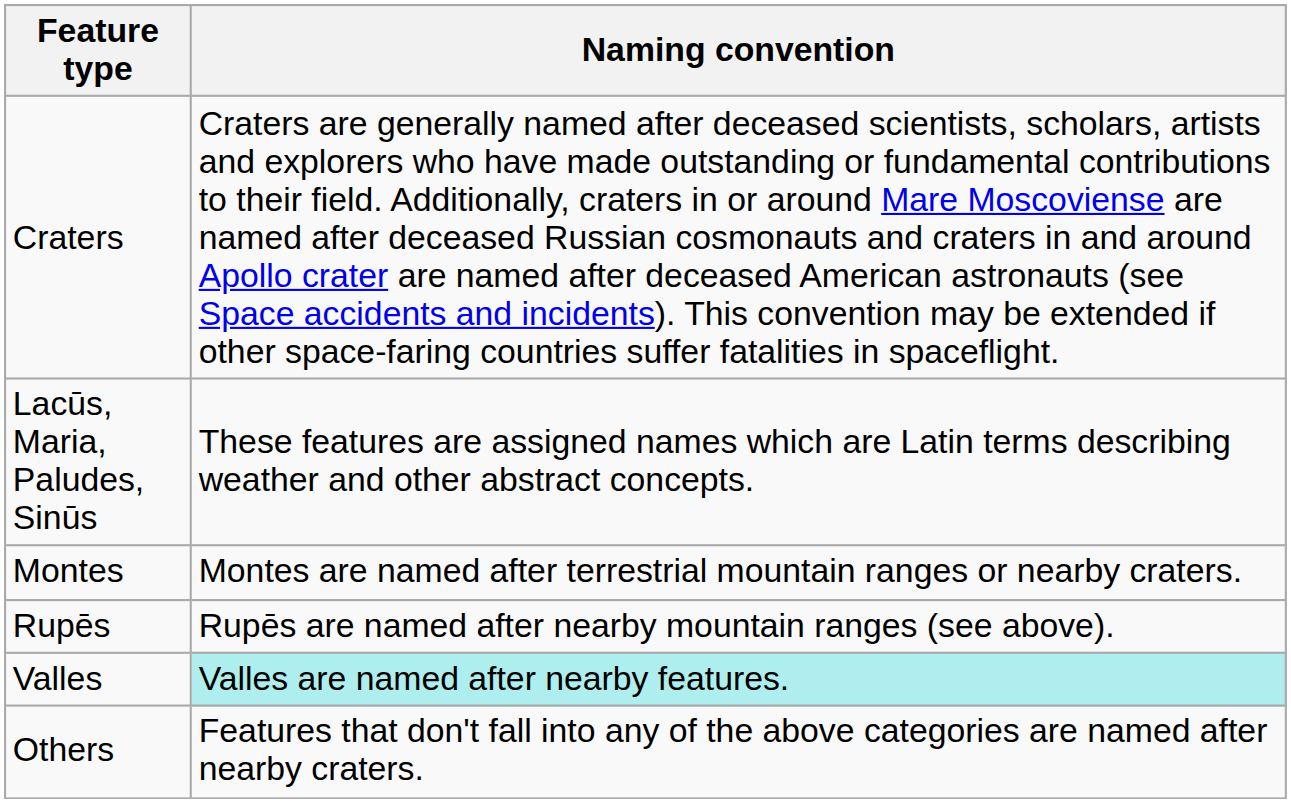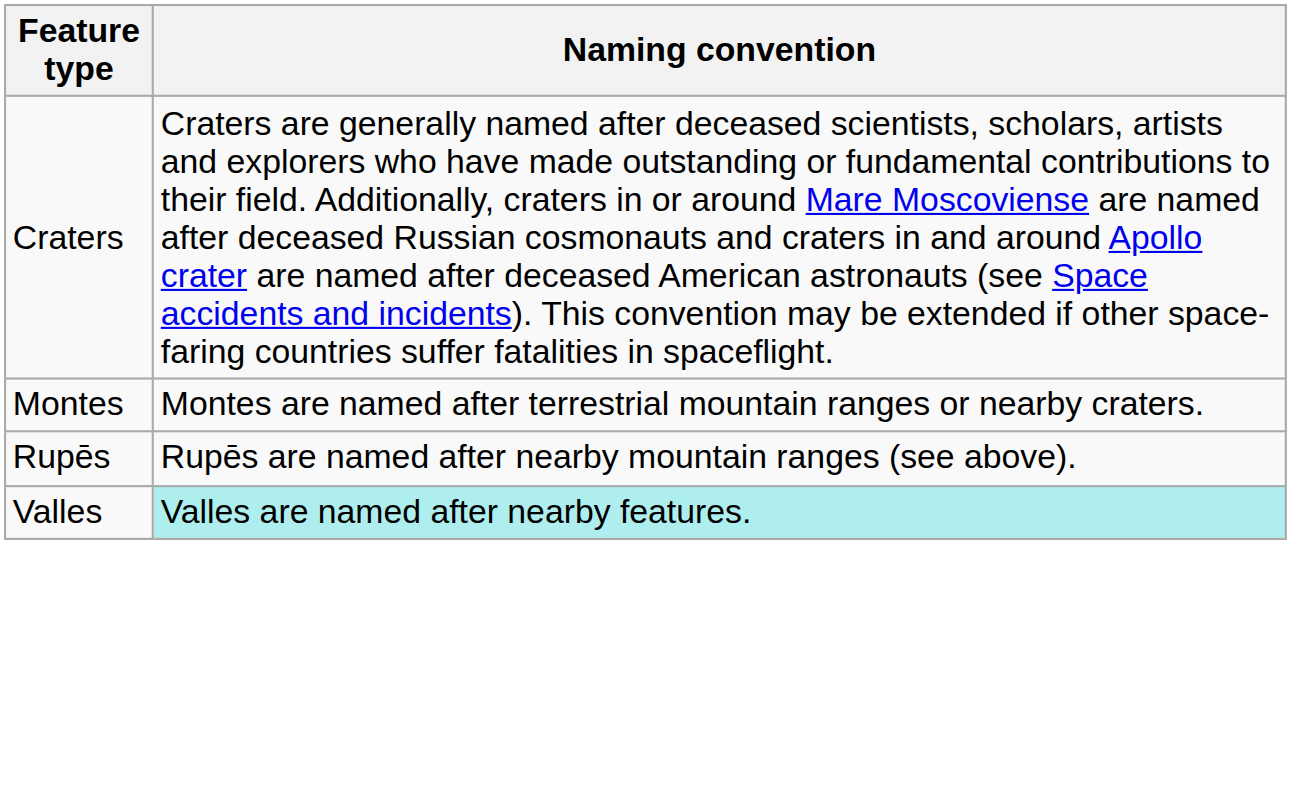- row: (79, 461)
- row: (63, 751)
